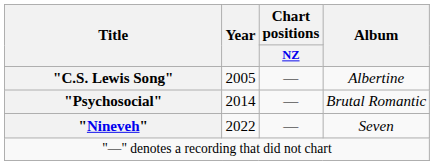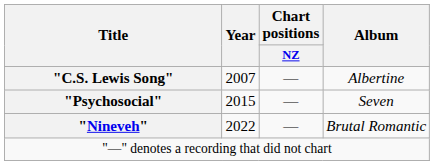(240, 78) 2005 -> (240, 78) 2007
(240, 102) 2014 -> (240, 102) 2015
(376, 102) Brutal Romantic -> (376, 102) Seven
(376, 125) Seven -> (376, 125) Brutal Romantic
